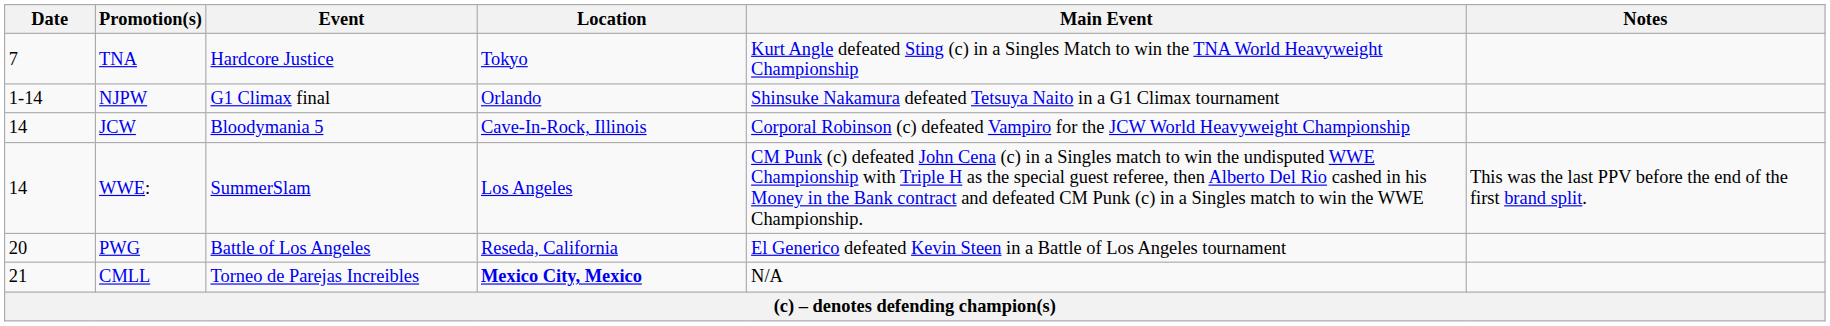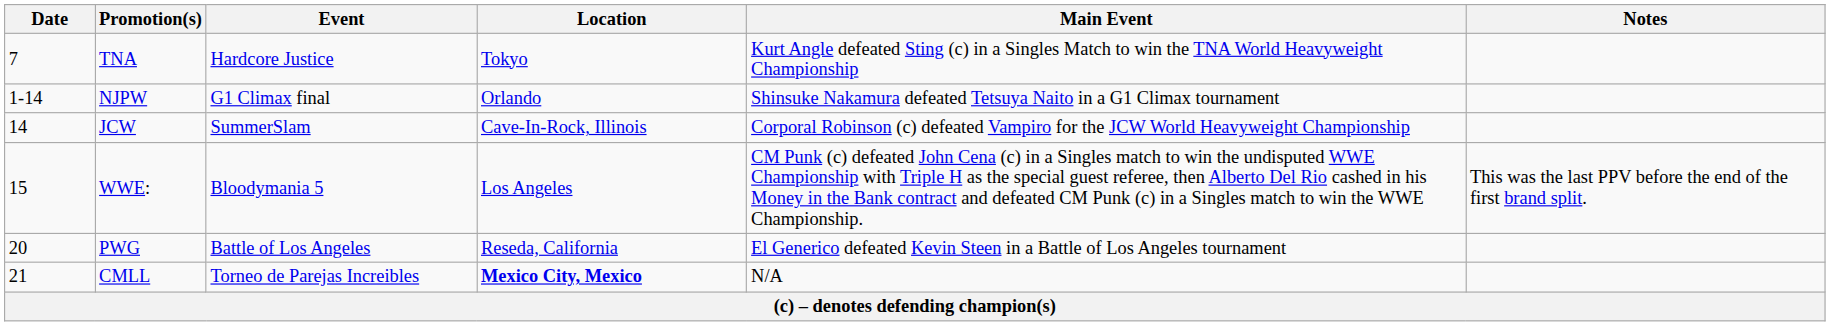(267, 127) Bloodymania 5 -> (261, 127) SummerSlam
(18, 187) 14 -> (18, 187) 15
(261, 187) SummerSlam -> (267, 187) Bloodymania 5
